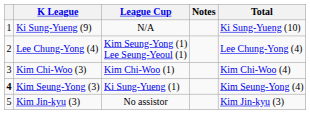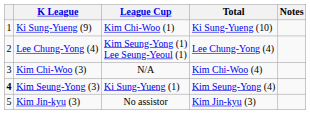columns swapped: (262, 12) <-> (204, 12)
(146, 28) N/A -> (139, 28) Kim Chi-Woo (1)
(139, 70) Kim Chi-Woo (1) -> (146, 70) N/A
